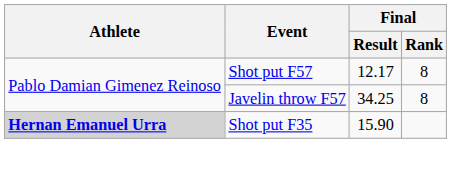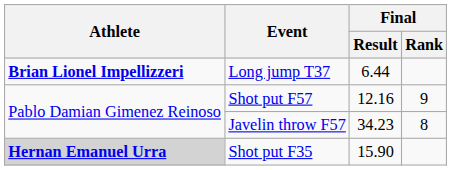+ row: (279, 71)
(375, 71) 12.17 -> (375, 98) 12.16
(424, 71) 8 -> (424, 98) 9
(375, 98) 34.25 -> (375, 125) 34.23
